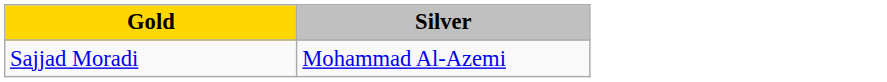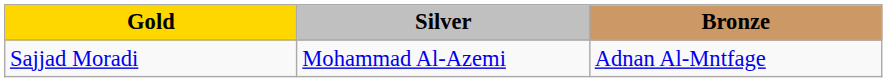+ column: (736, 22)
